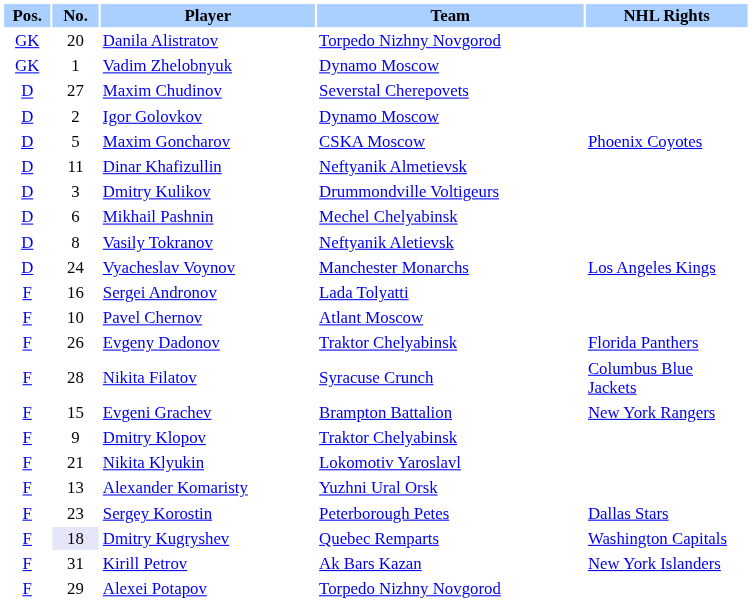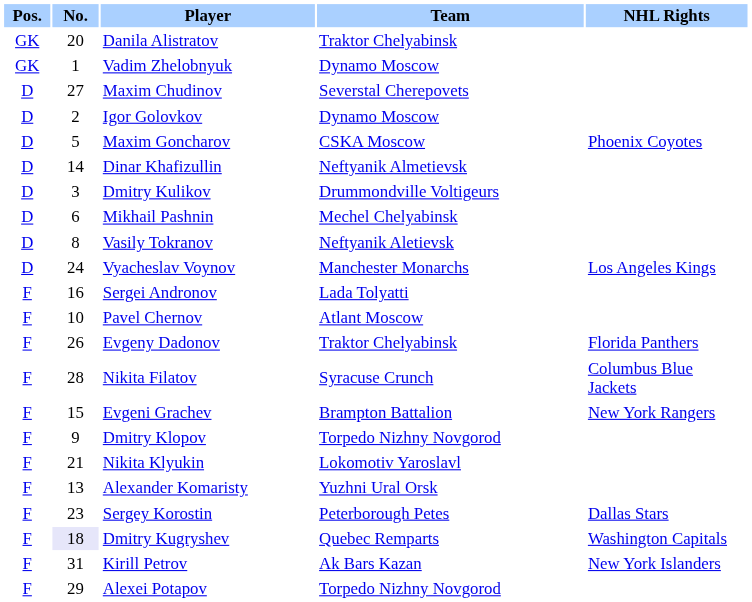(410, 40) Torpedo Nizhny Novgorod -> (388, 40) Traktor Chelyabinsk
(75, 166) 11 -> (75, 166) 14
(388, 437) Traktor Chelyabinsk -> (410, 437) Torpedo Nizhny Novgorod
